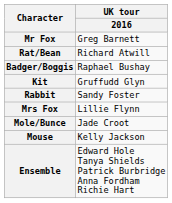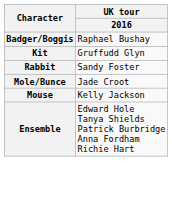- row: (40, 39)
- row: (40, 53)
- row: (40, 109)
